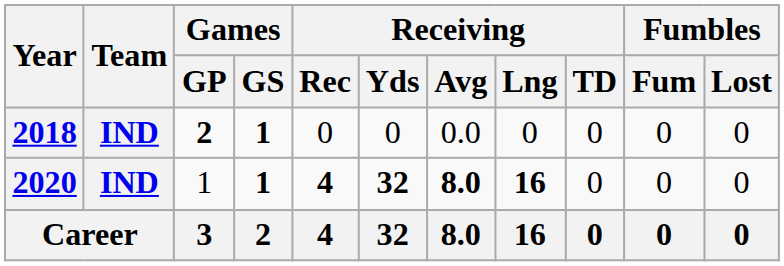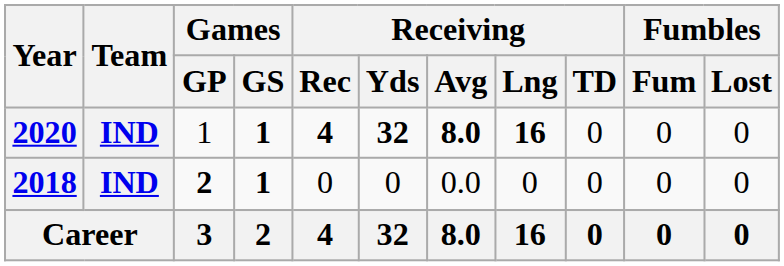rows swapped: (45, 132) <-> (45, 183)
